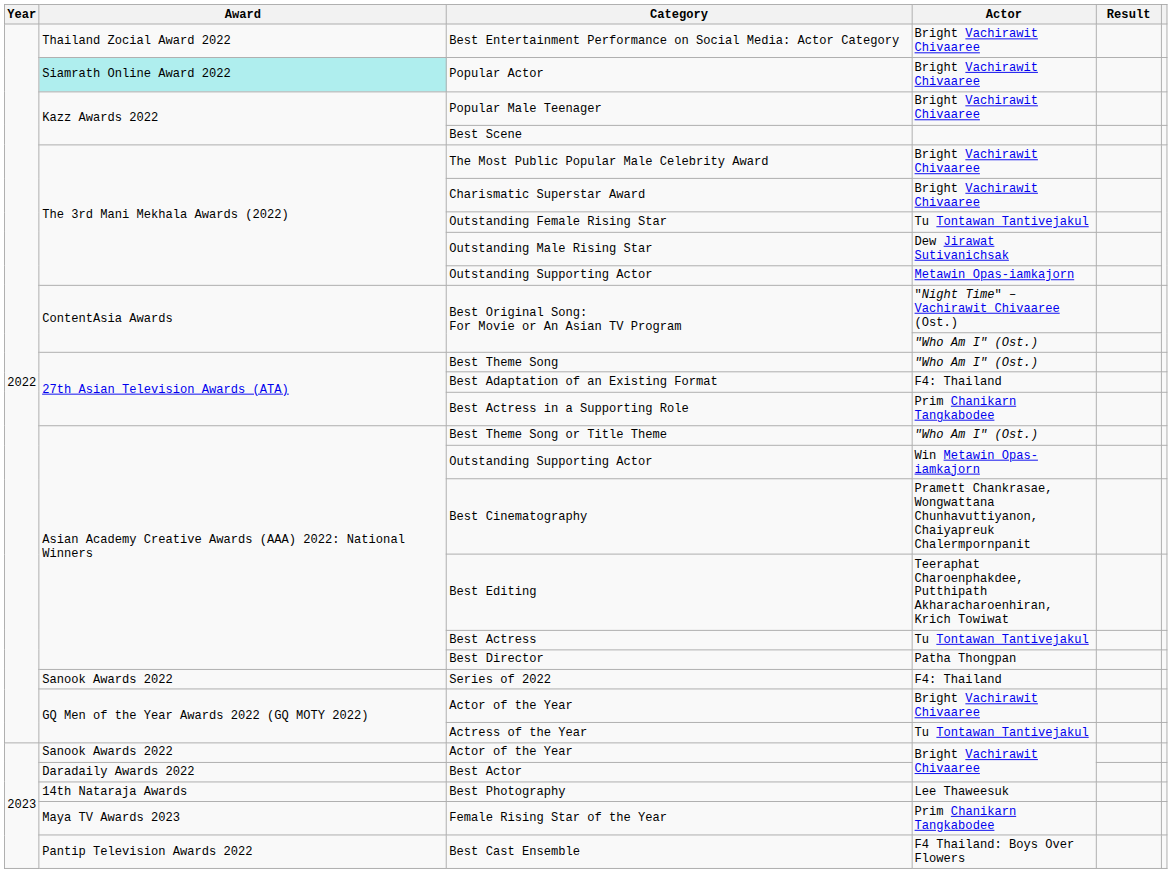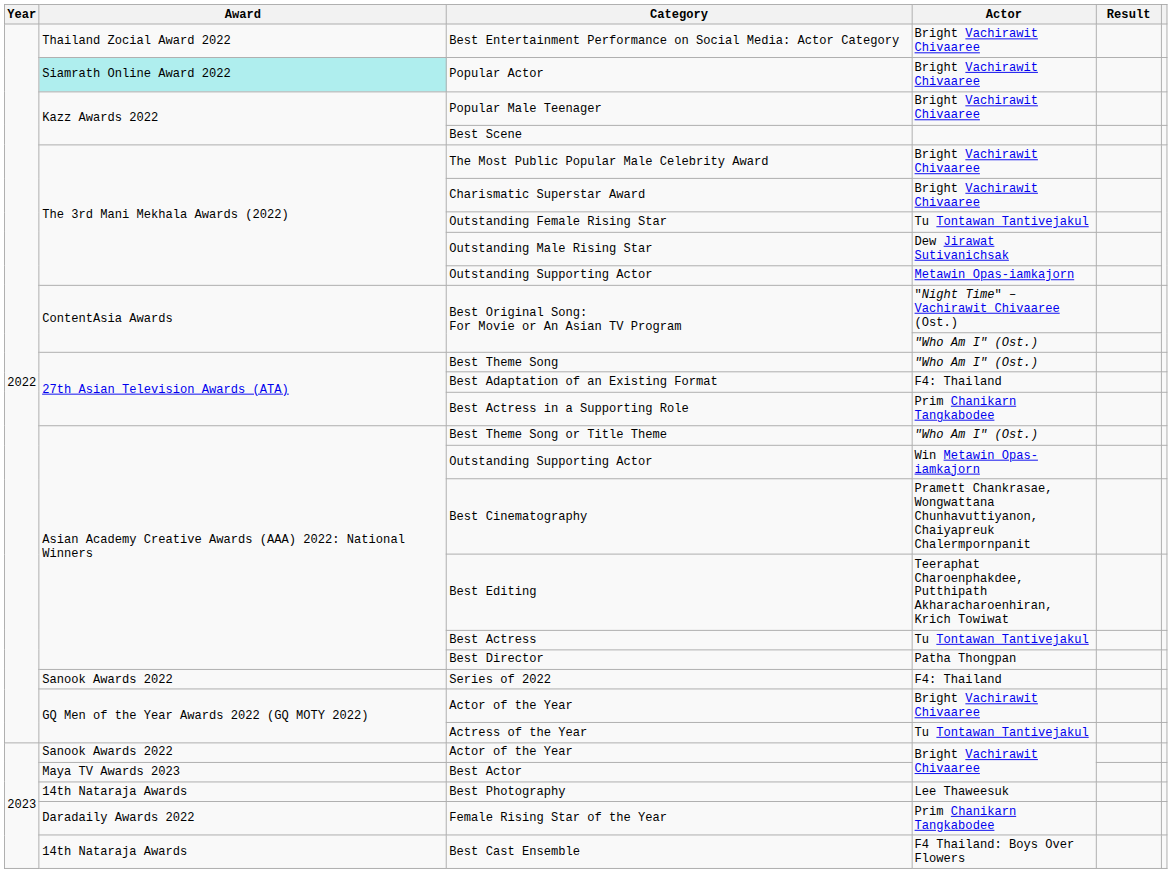(118, 772) Daradaily Awards 2022 -> (111, 772) Maya TV Awards 2023
(111, 818) Maya TV Awards 2023 -> (118, 818) Daradaily Awards 2022
(147, 852) Pantip Television Awards 2022 -> (115, 852) 14th Nataraja Awards
